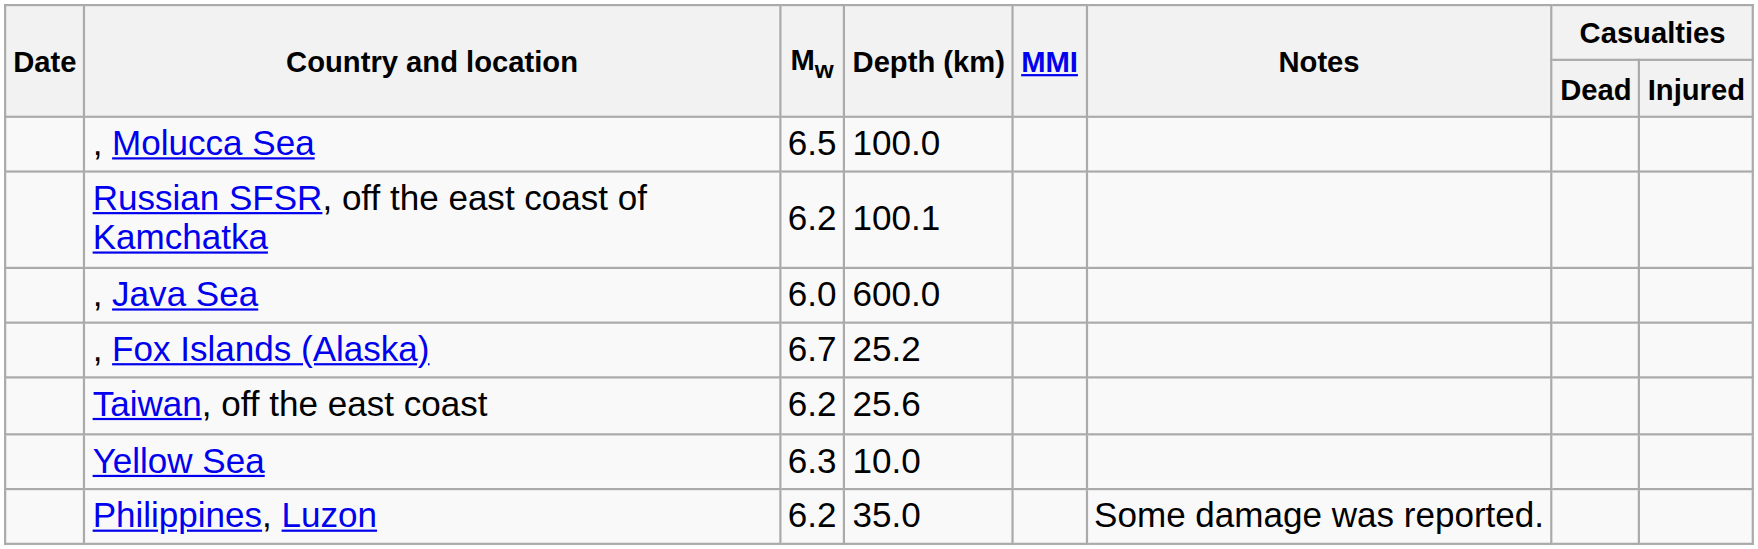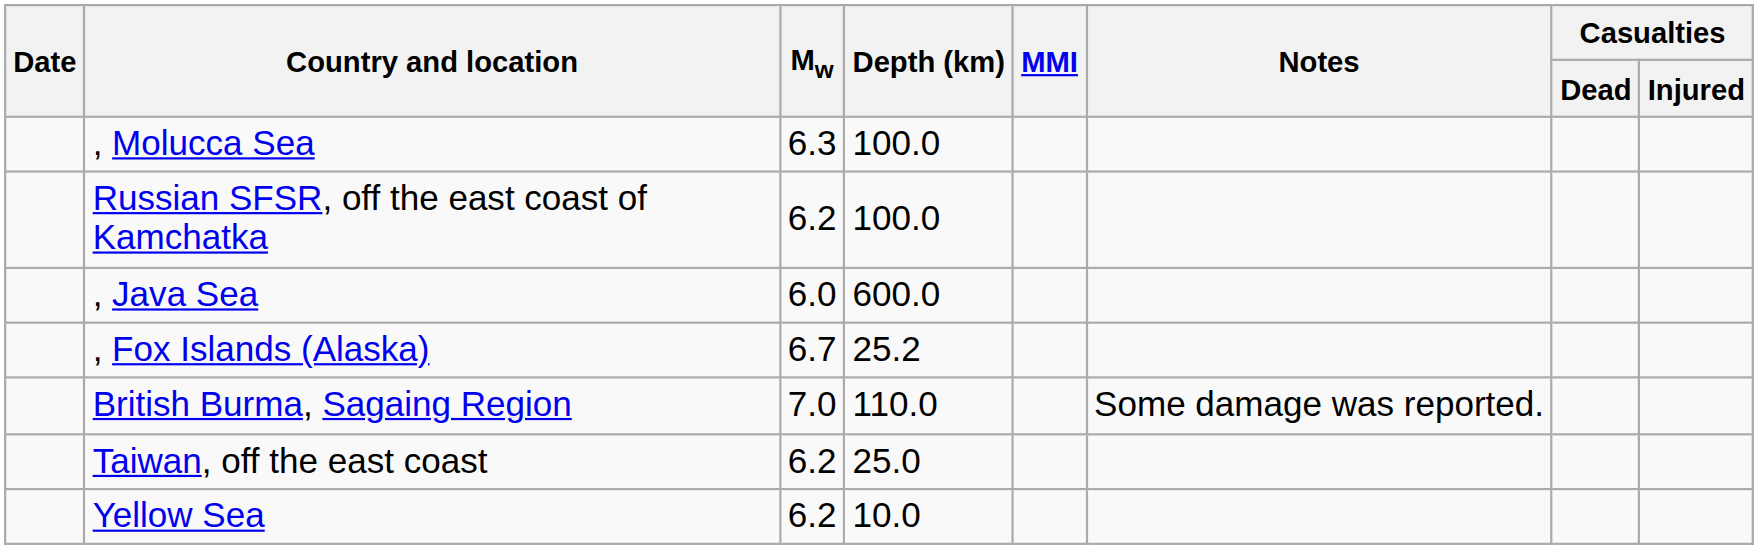(812, 143) 6.5 -> (812, 143) 6.3
(896, 218) 100.1 -> (896, 218) 100.0
+ row: (332, 405)
(887, 405) 25.6 -> (887, 460) 25.0
(812, 460) 6.3 -> (812, 516) 6.2
- row: (235, 516)
